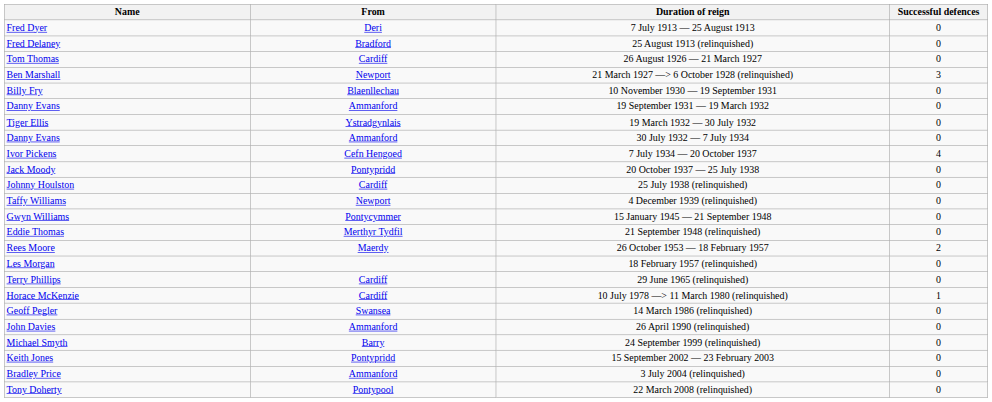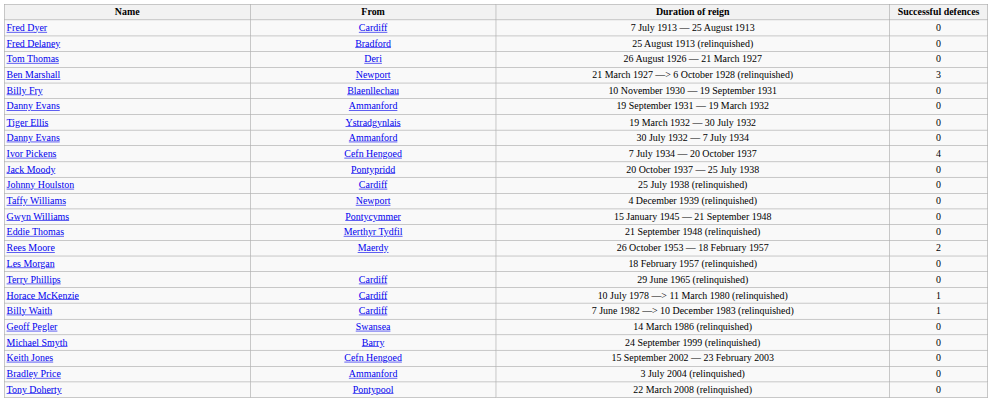(373, 28) Deri -> (373, 28) Cardiff
(373, 59) Cardiff -> (373, 59) Deri
+ row: (693, 311)
- row: (693, 327)
(373, 358) Pontypridd -> (373, 358) Cefn Hengoed
